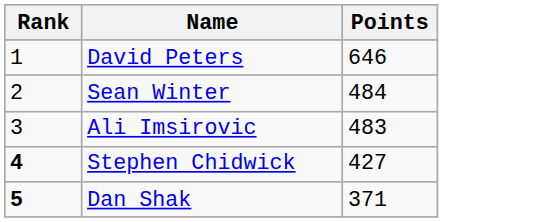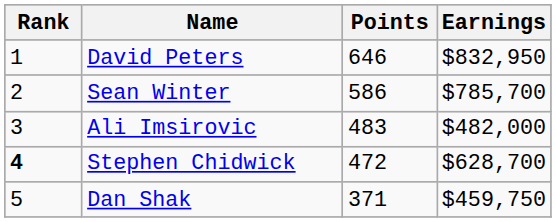+ column: (494, 23)
(368, 93) 484 -> (368, 93) 586
(368, 164) 427 -> (368, 164) 472
(17, 199) bold -> (17, 199) normal
